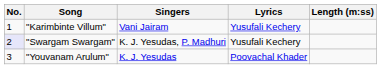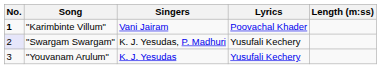(9, 27) normal -> (9, 27) bold
(265, 27) Yusufali Kechery -> (269, 27) Poovachal Khader
(269, 57) Poovachal Khader -> (265, 57) Yusufali Kechery
